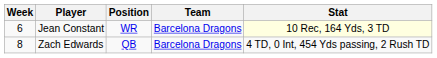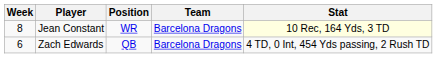(20, 28) 6 -> (20, 28) 8
(20, 45) 8 -> (20, 45) 6
